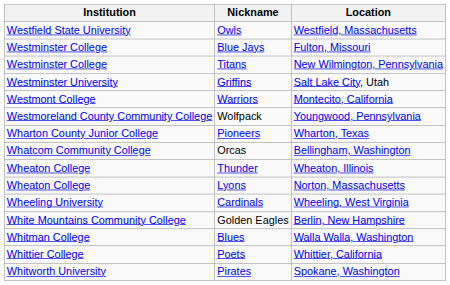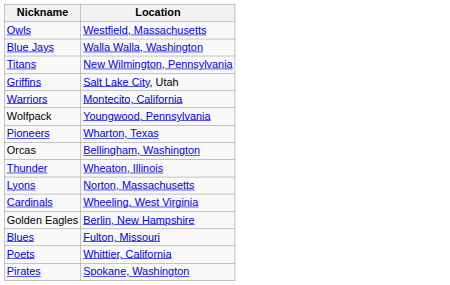- column: (110, 13)
(332, 47) Fulton, Missouri -> (143, 47) Walla Walla, Washington
(354, 237) Walla Walla, Washington -> (122, 237) Fulton, Missouri
